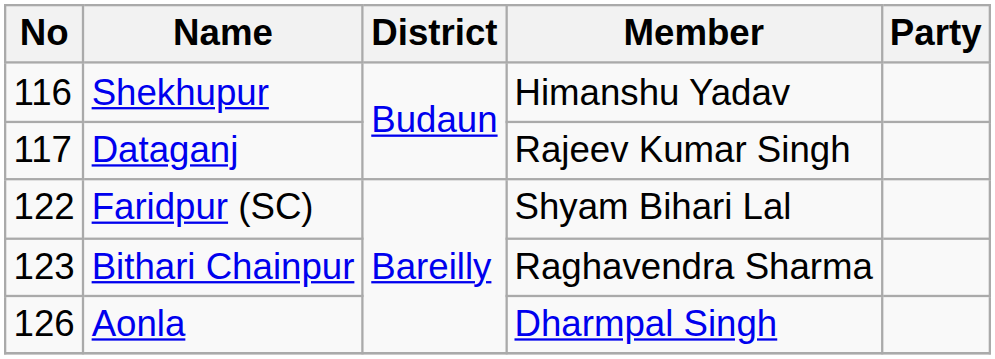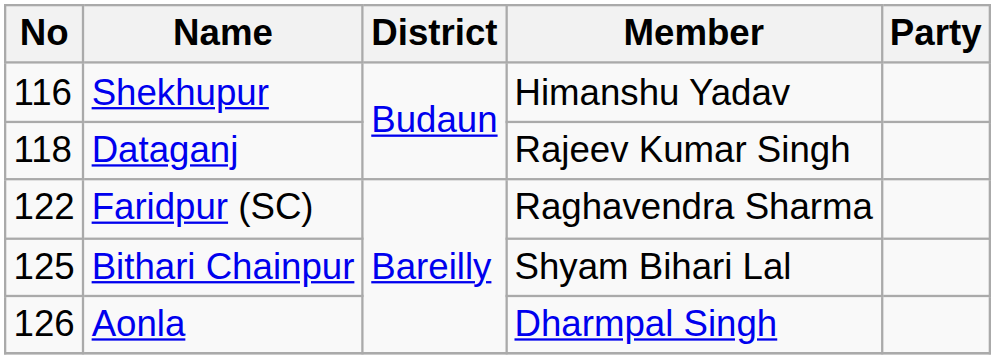(43, 149) 117 -> (43, 149) 118
(653, 207) Shyam Bihari Lal -> (694, 207) Raghavendra Sharma
(44, 265) 123 -> (44, 265) 125
(694, 265) Raghavendra Sharma -> (653, 265) Shyam Bihari Lal
